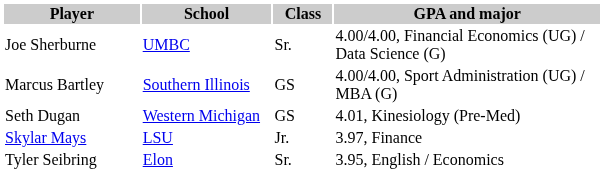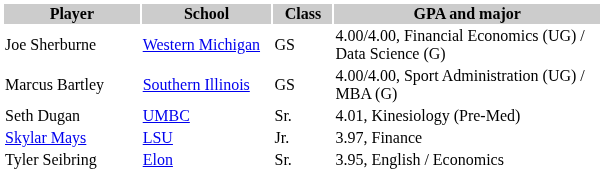(166, 44) UMBC -> (201, 44) Western Michigan
(283, 44) Sr. -> (285, 44) GS
(201, 116) Western Michigan -> (166, 116) UMBC
(285, 116) GS -> (283, 116) Sr.
